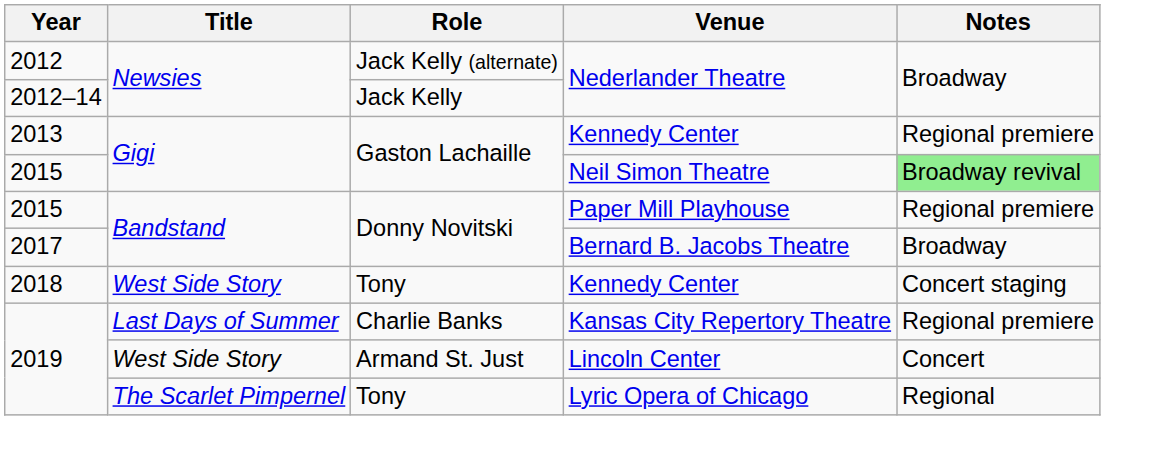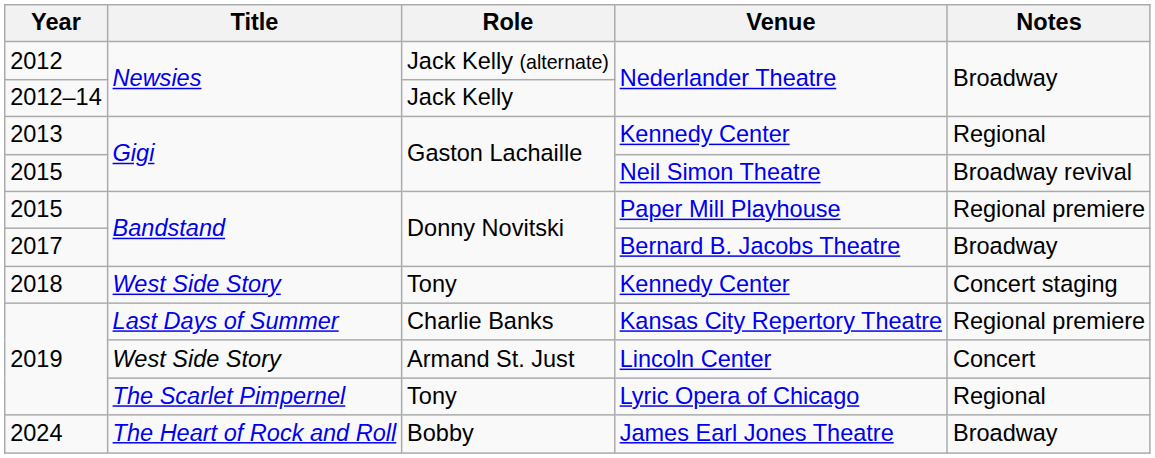(998, 135) Regional premiere -> (999, 135) Regional
(992, 172) lightgreen background -> (1042, 172) no background
+ row: (440, 433)
